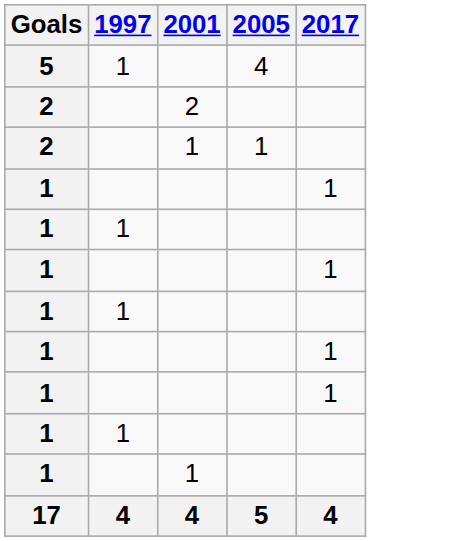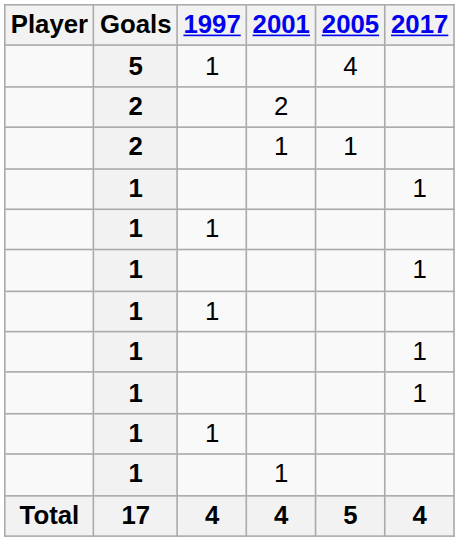+ column: (49, 24)
